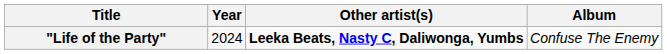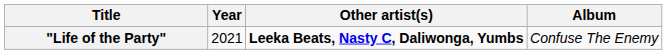(227, 37) 2024 -> (227, 37) 2021
